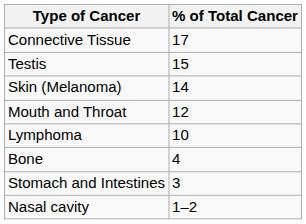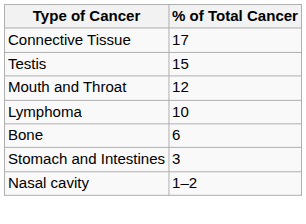- row: (65, 87)
(176, 159) 4 -> (176, 135) 6
